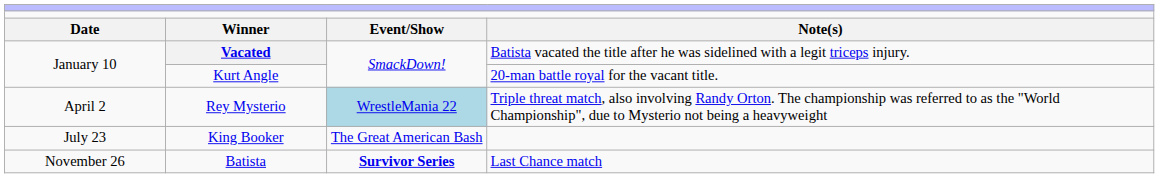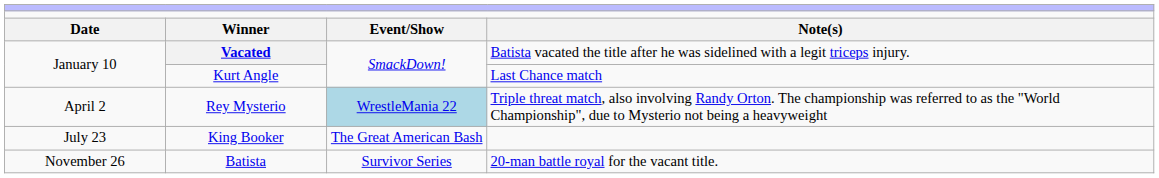(604, 75) 20-man battle royal for the vacant title. -> (546, 75) Last Chance match
(407, 161) bold -> (407, 161) normal
(546, 161) Last Chance match -> (604, 161) 20-man battle royal for the vacant title.
